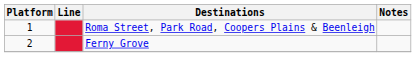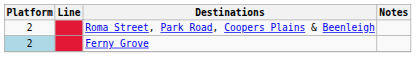(30, 28) 1 -> (30, 28) 2
(30, 44) no background -> (30, 44) lightblue background
